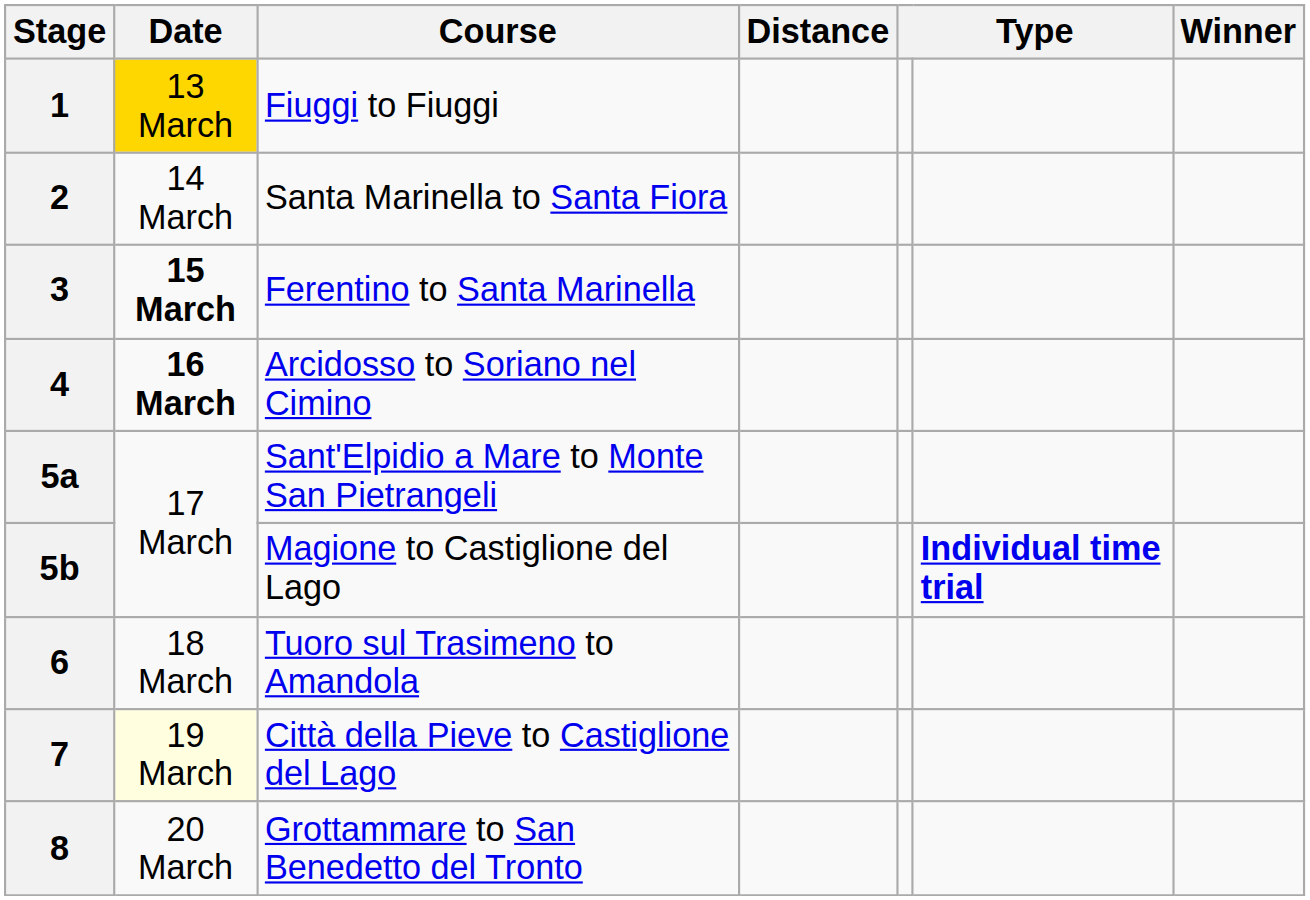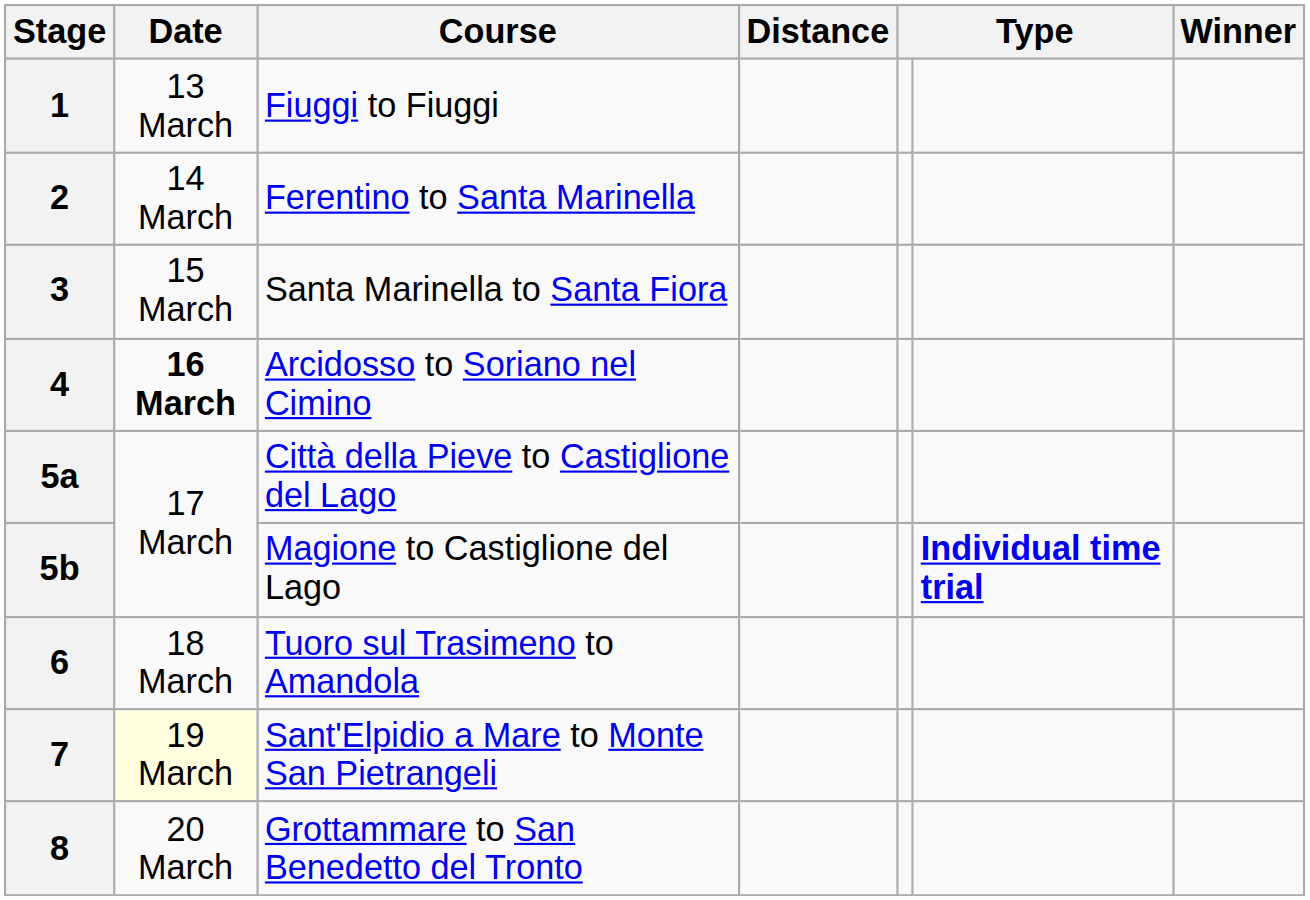(186, 105) gold background -> (186, 105) no background
(496, 198) Santa Marinella to Santa Fiora -> (480, 198) Ferentino to Santa Marinella
(186, 290) bold -> (186, 290) normal
(480, 290) Ferentino to Santa Marinella -> (496, 290) Santa Marinella to Santa Fiora
(484, 476) Sant'Elpidio a Mare to Monte San Pietrangeli -> (497, 476) Città della Pieve to Castiglione del Lago
(497, 754) Città della Pieve to Castiglione del Lago -> (484, 754) Sant'Elpidio a Mare to Monte San Pietrangeli
